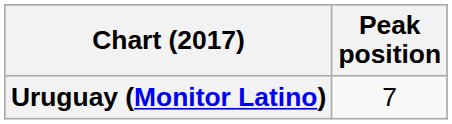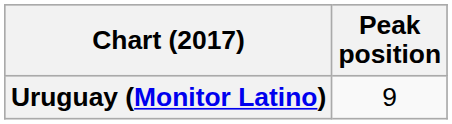(390, 97) 7 -> (390, 97) 9
